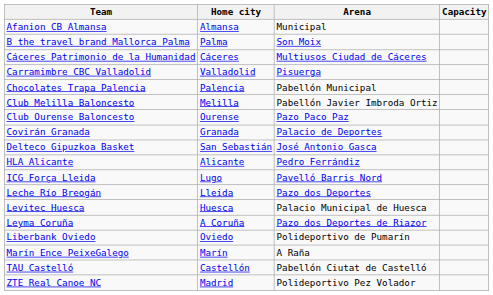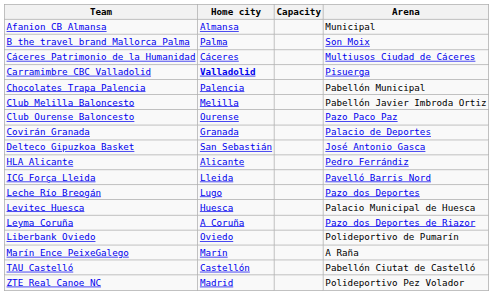columns swapped: (357, 12) <-> (464, 12)
(228, 72) normal -> (228, 72) bold
(211, 177) Lugo -> (217, 177) Lleida
(217, 192) Lleida -> (211, 192) Lugo
